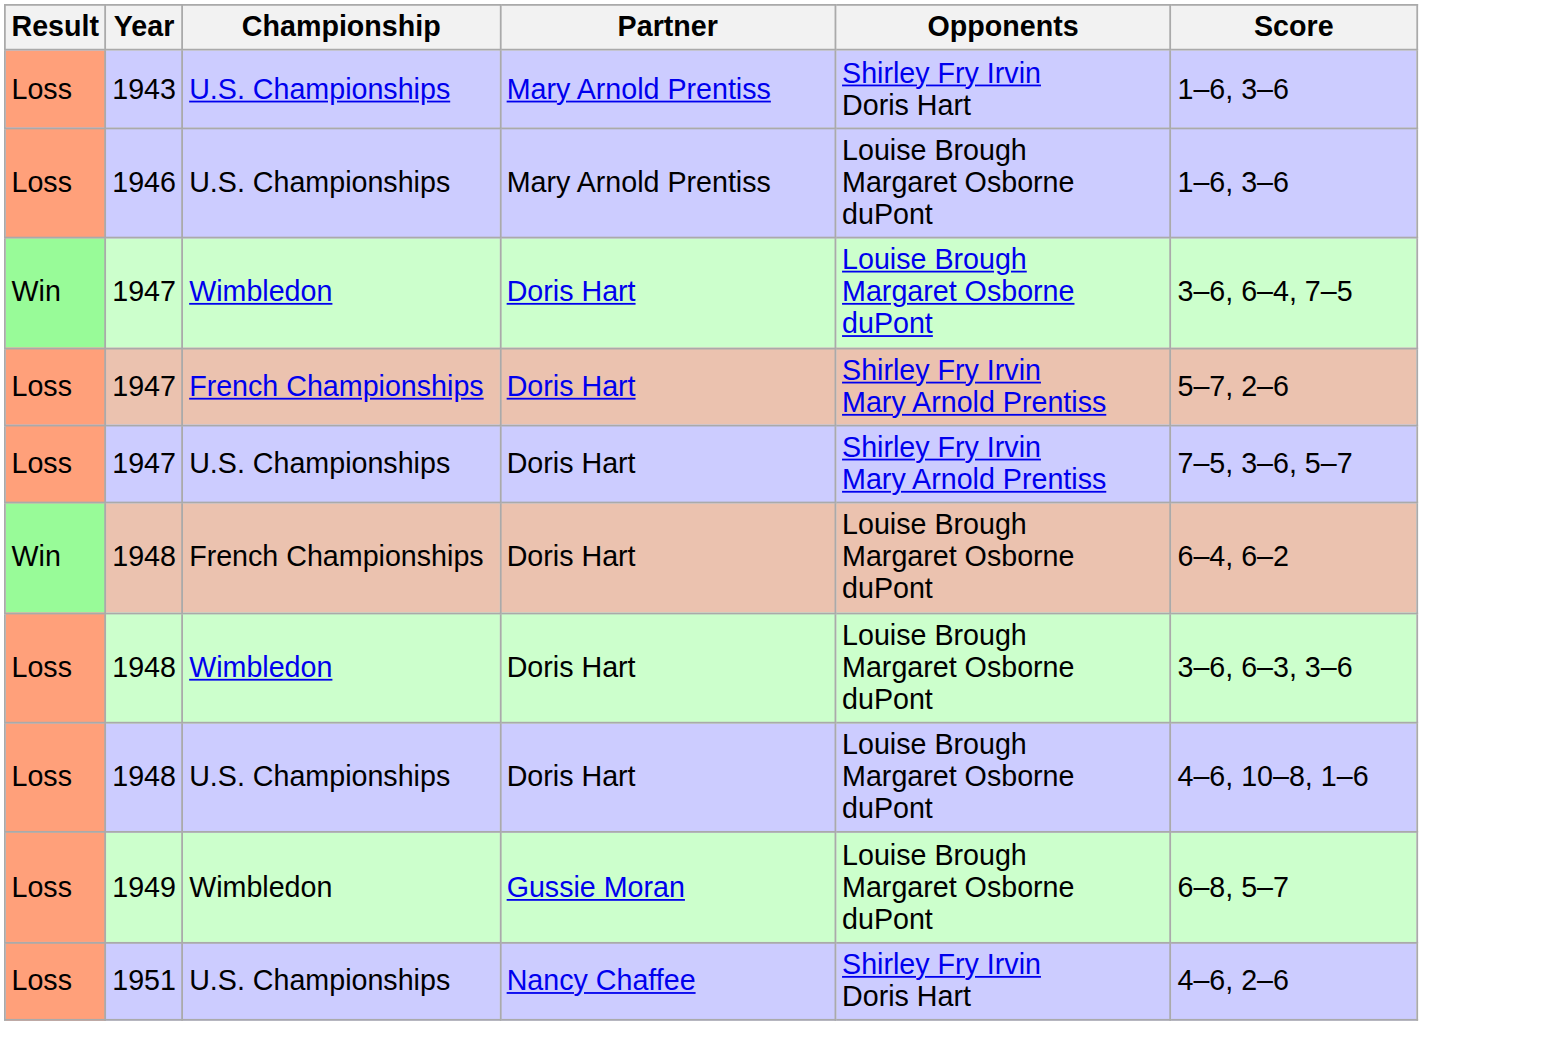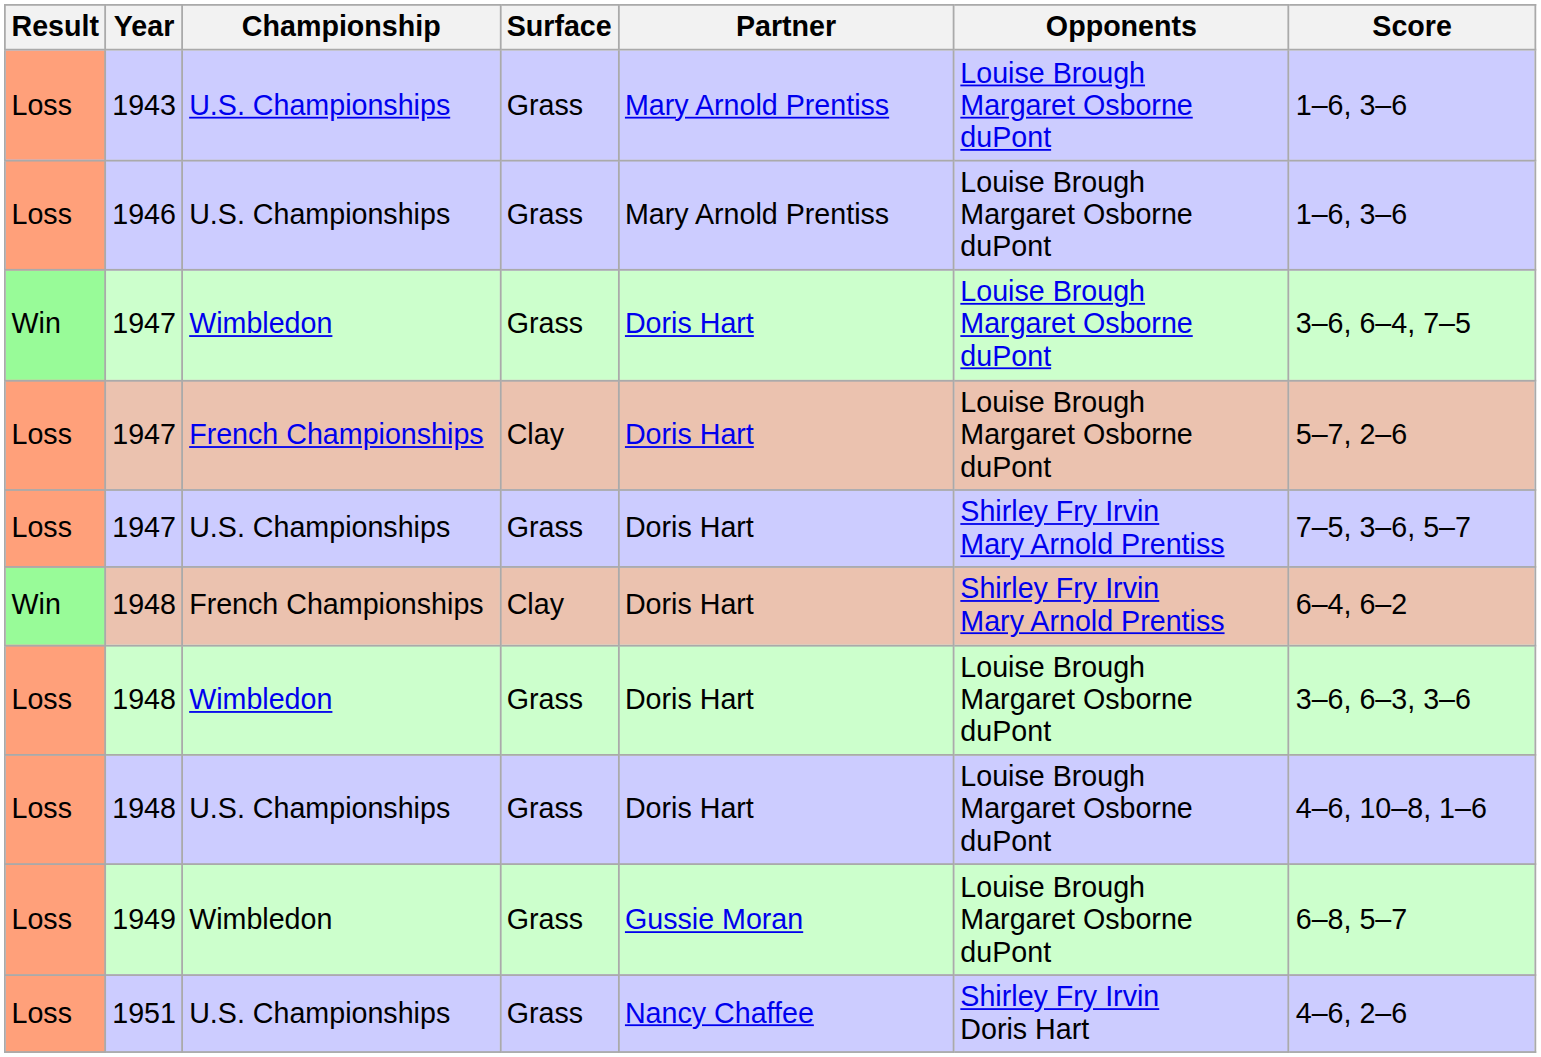+ column: (559, 27)
(942, 88) Shirley Fry Irvin Doris Hart -> (1077, 104) Louise Brough Margaret Osborne duPont
(974, 386) Shirley Fry Irvin Mary Arnold Prentiss -> (1077, 434) Louise Brough Margaret Osborne duPont
(958, 557) Louise Brough Margaret Osborne duPont -> (1092, 605) Shirley Fry Irvin Mary Arnold Prentiss
